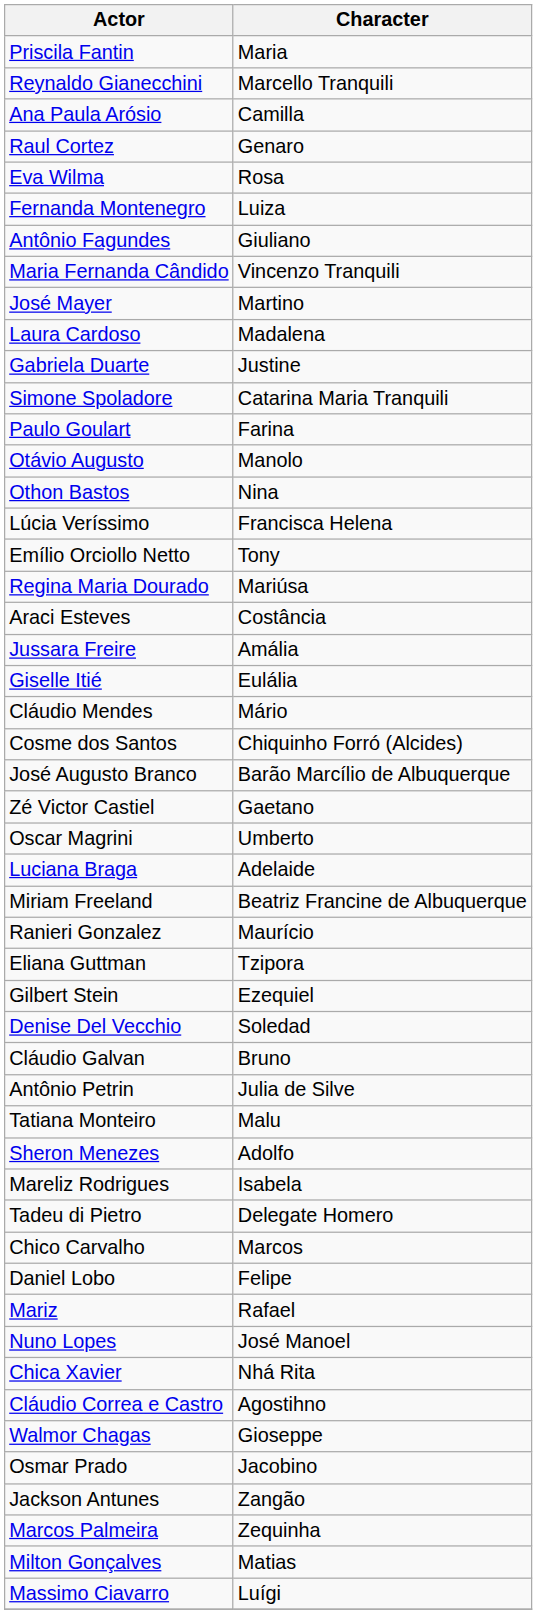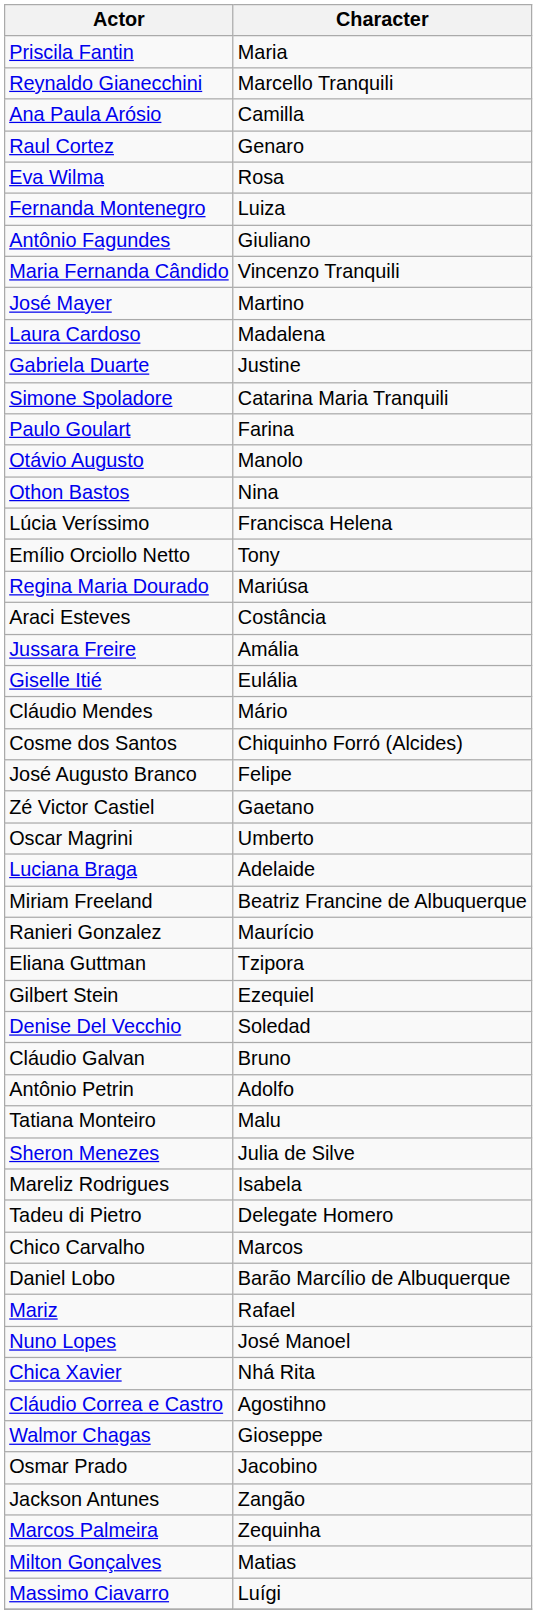(374, 775) Barão Marcílio de Albuquerque -> (265, 775) Felipe
(296, 1090) Julia de Silve -> (266, 1090) Adolfo
(266, 1152) Adolfo -> (296, 1152) Julia de Silve
(265, 1278) Felipe -> (374, 1278) Barão Marcílio de Albuquerque
